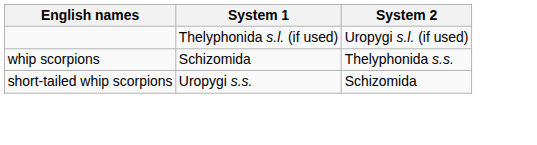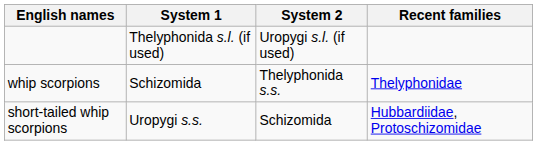+ column: (450, 15)
